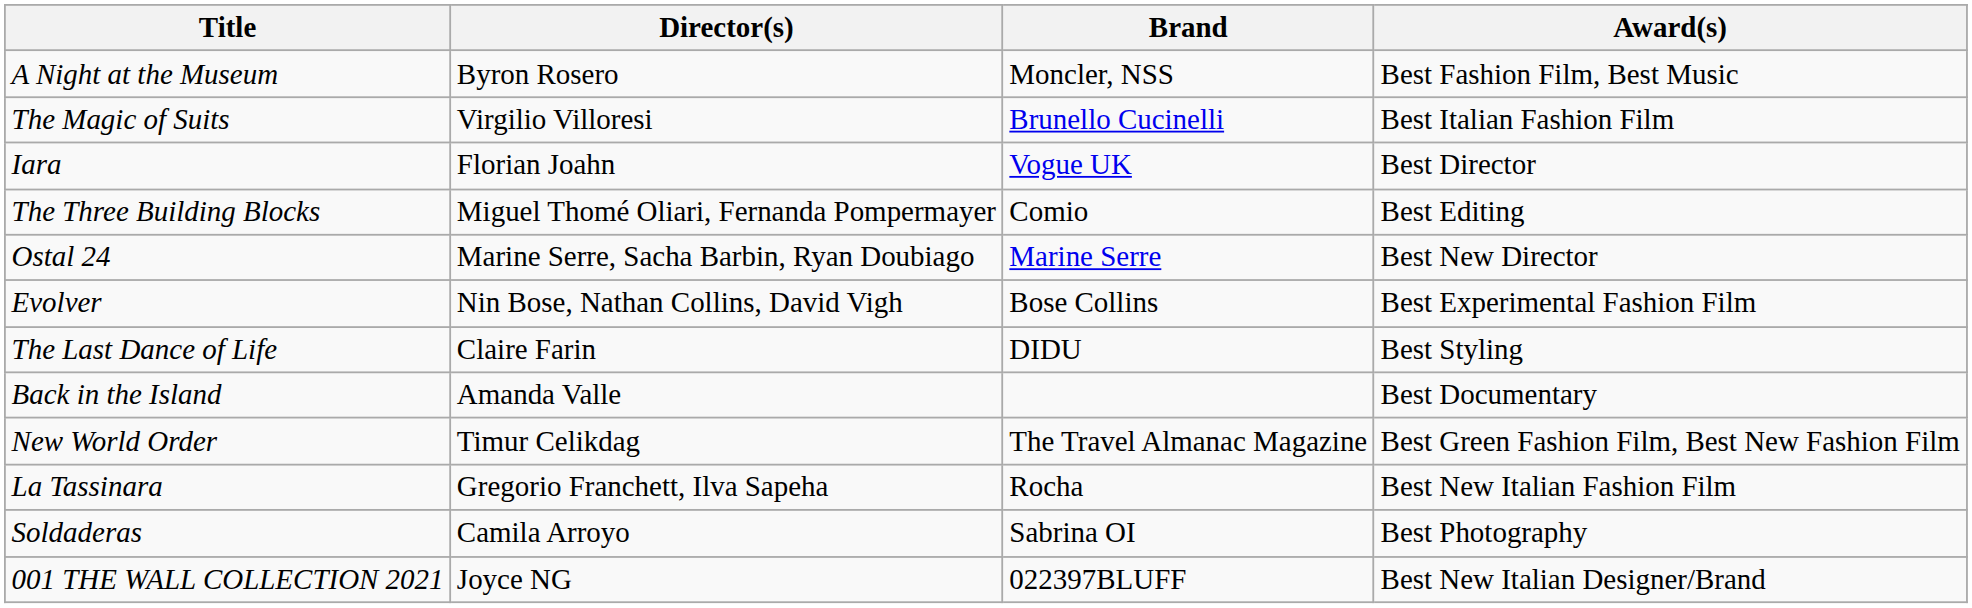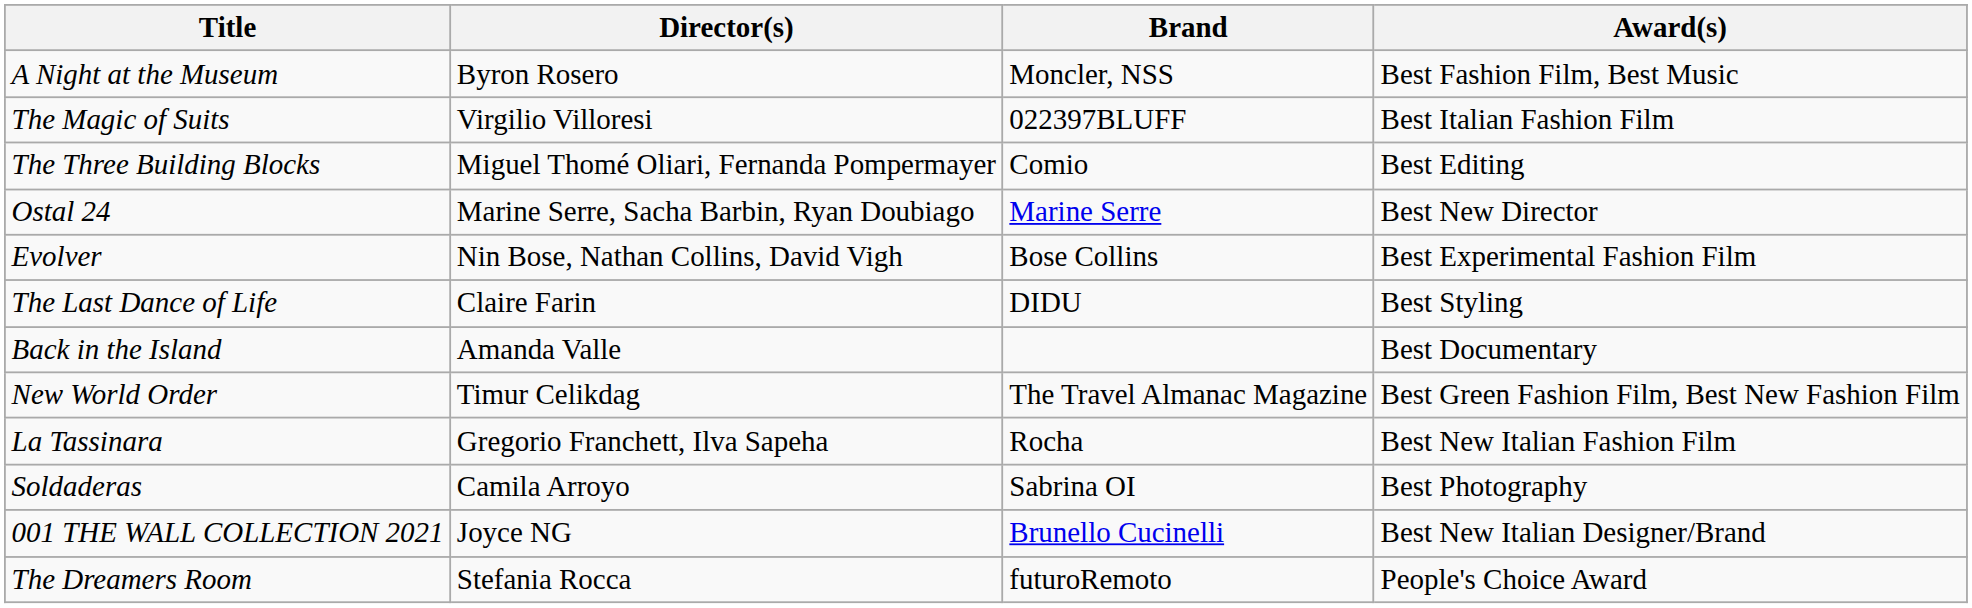(1117, 119) Brunello Cucinelli -> (1098, 119) 022397BLUFF
- row: (37, 165)
(1098, 578) 022397BLUFF -> (1117, 532) Brunello Cucinelli
+ row: (132, 578)
